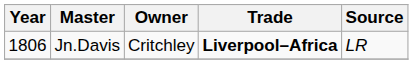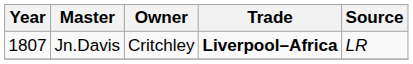(28, 45) 1806 -> (28, 45) 1807
